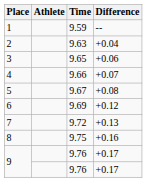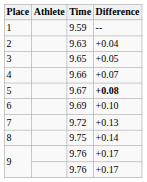(107, 59) +0.06 -> (107, 59) +0.05
(107, 91) normal -> (107, 91) bold
(107, 106) +0.12 -> (107, 106) +0.10
(107, 138) +0.16 -> (107, 138) +0.14
